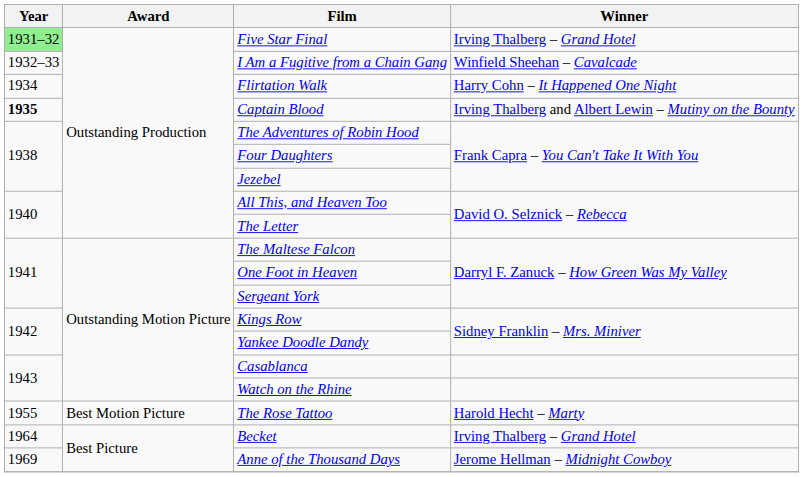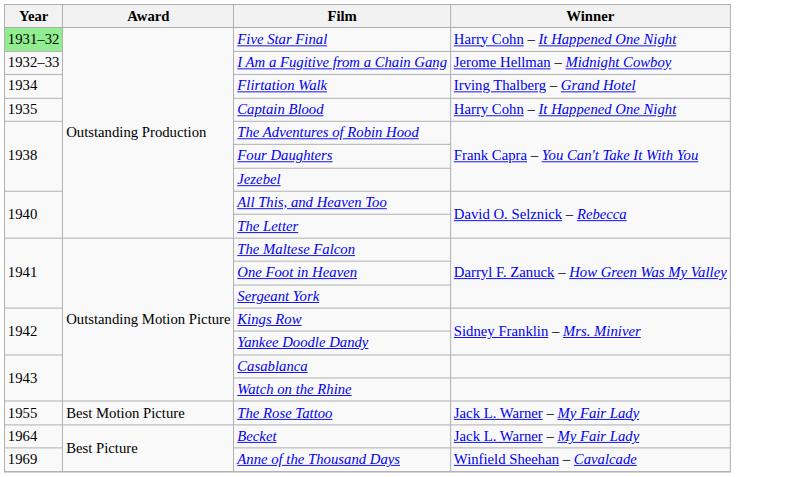(545, 39) Irving Thalberg – Grand Hotel -> (565, 39) Harry Cohn – It Happened One Night
(545, 62) Winfield Sheehan – Cavalcade -> (563, 62) Jerome Hellman – Midnight Cowboy
(565, 86) Harry Cohn – It Happened One Night -> (545, 86) Irving Thalberg – Grand Hotel
(23, 109) bold -> (23, 109) normal
(624, 109) Irving Thalberg and Albert Lewin – Mutiny on the Bounty -> (565, 109) Harry Cohn – It Happened One Night
(519, 413) Harold Hecht – Marty -> (547, 413) Jack L. Warner – My Fair Lady
(545, 436) Irving Thalberg – Grand Hotel -> (547, 436) Jack L. Warner – My Fair Lady
(563, 459) Jerome Hellman – Midnight Cowboy -> (545, 459) Winfield Sheehan – Cavalcade
